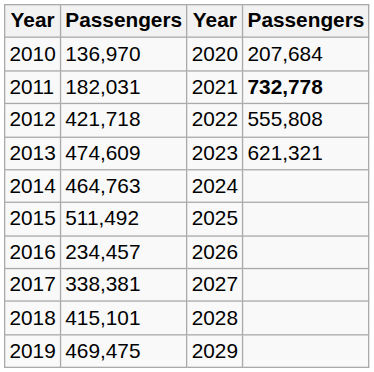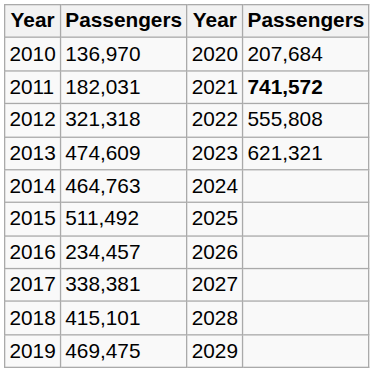(285, 86) 732,778 -> (285, 86) 741,572
(103, 119) 421,718 -> (103, 119) 321,318
